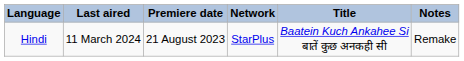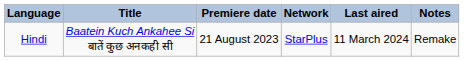columns swapped: (344, 13) <-> (103, 13)
